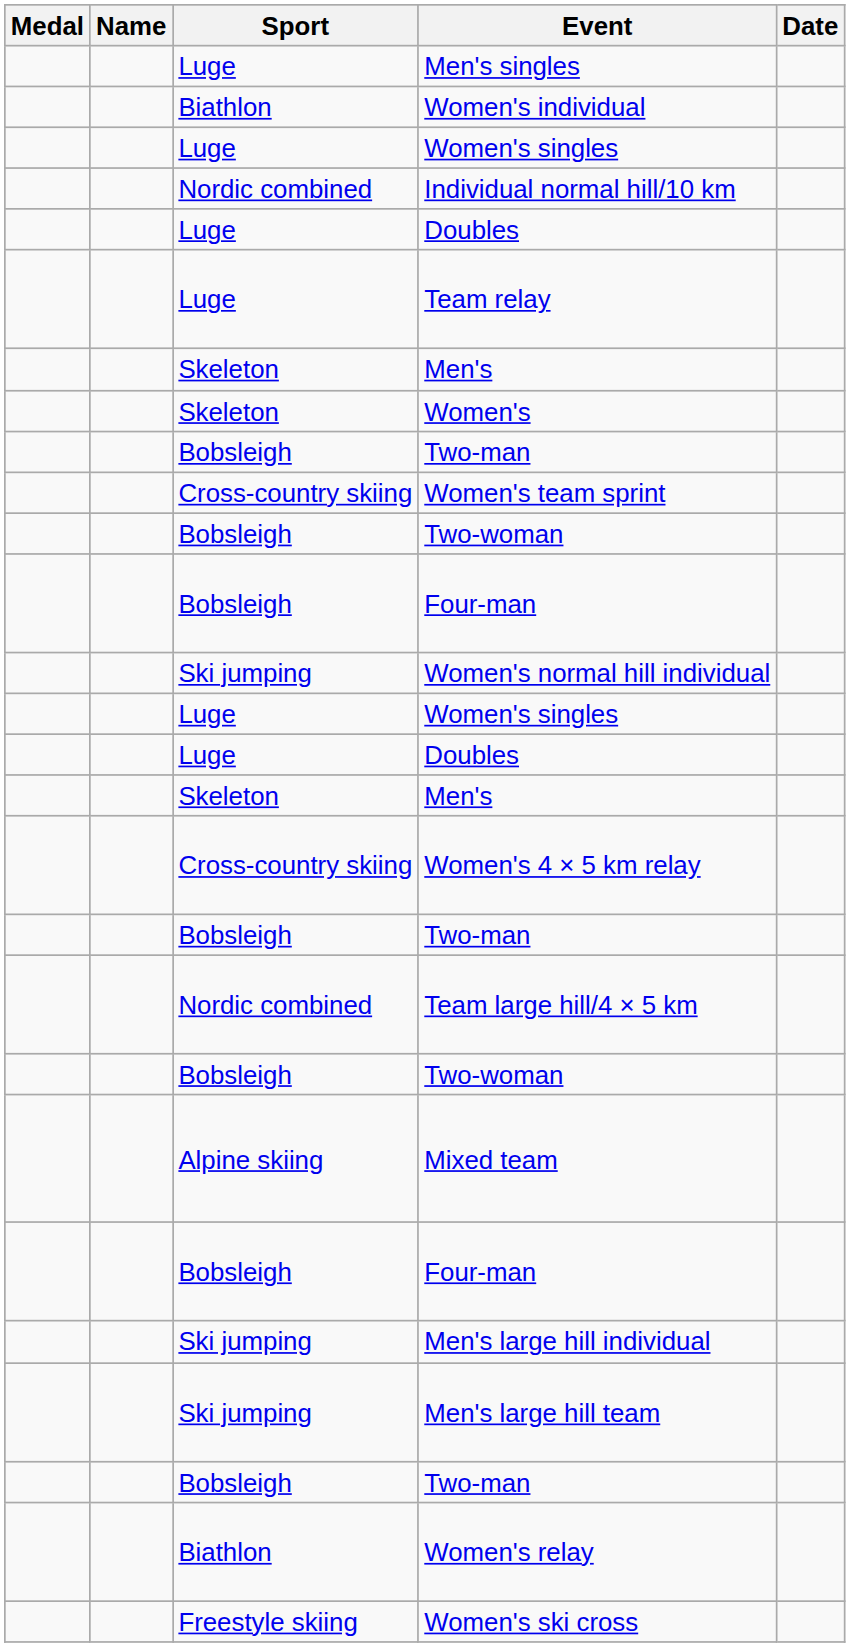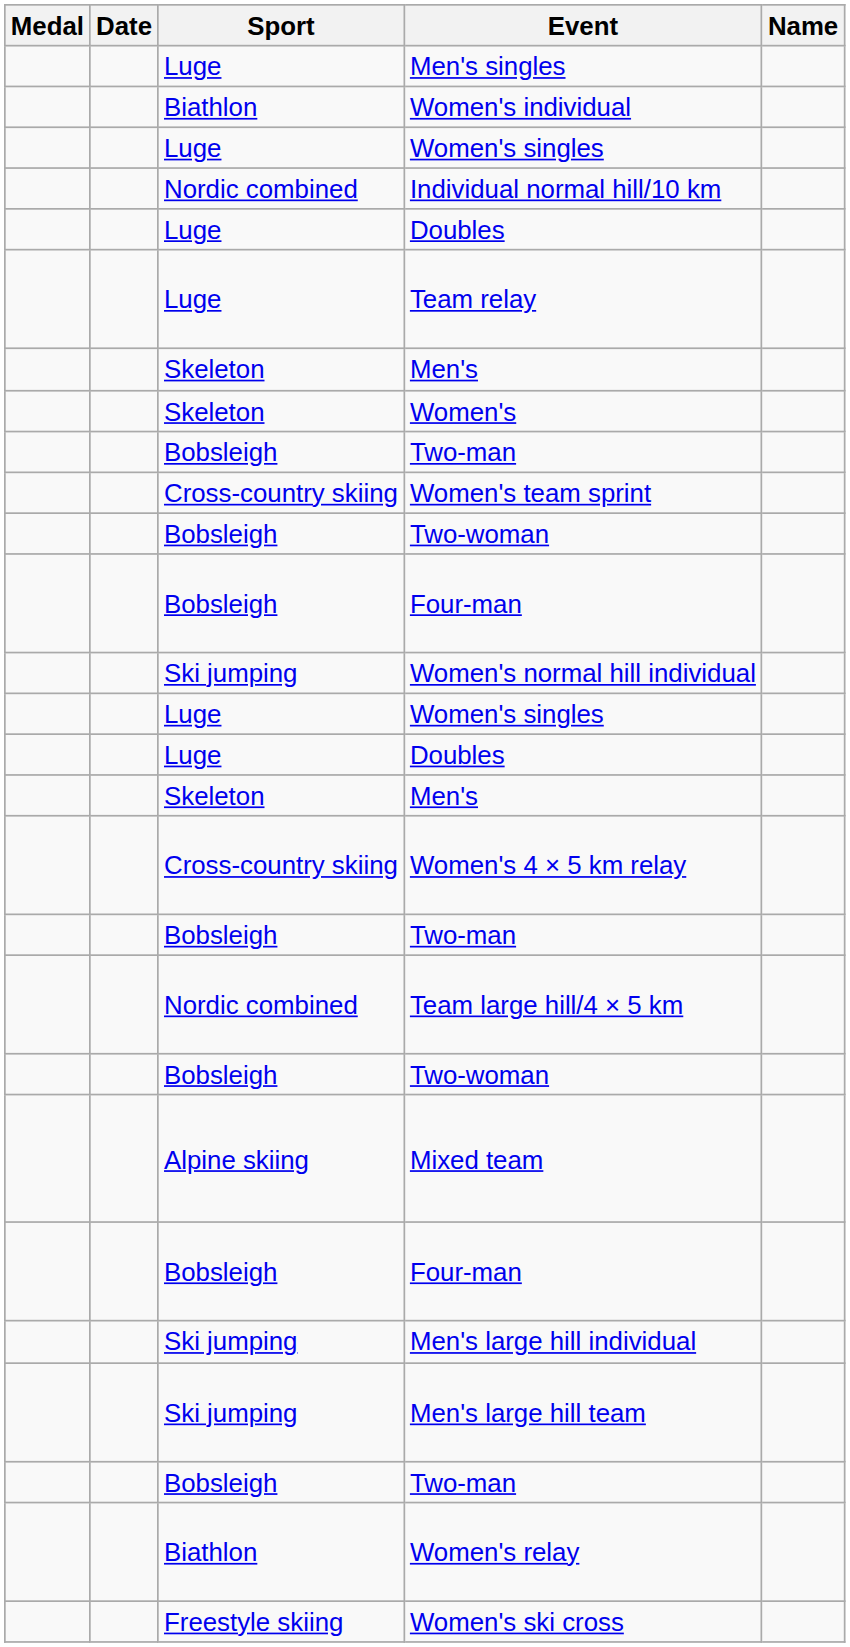columns swapped: (131, 25) <-> (810, 25)
